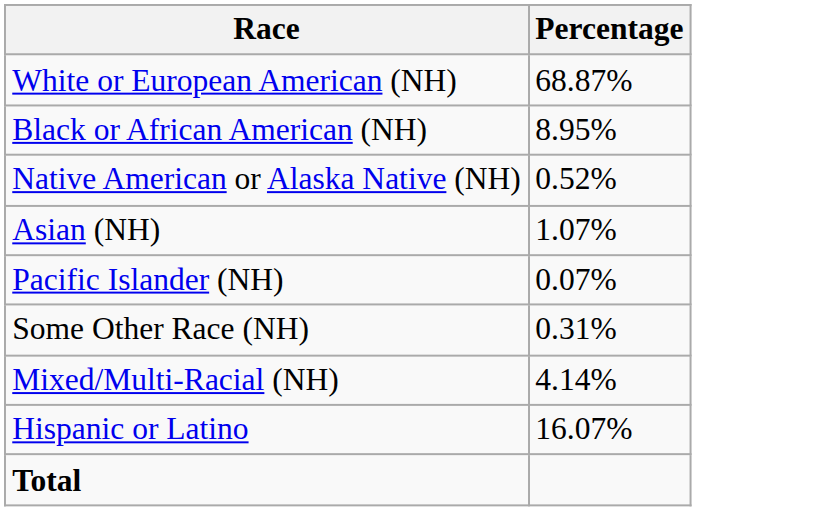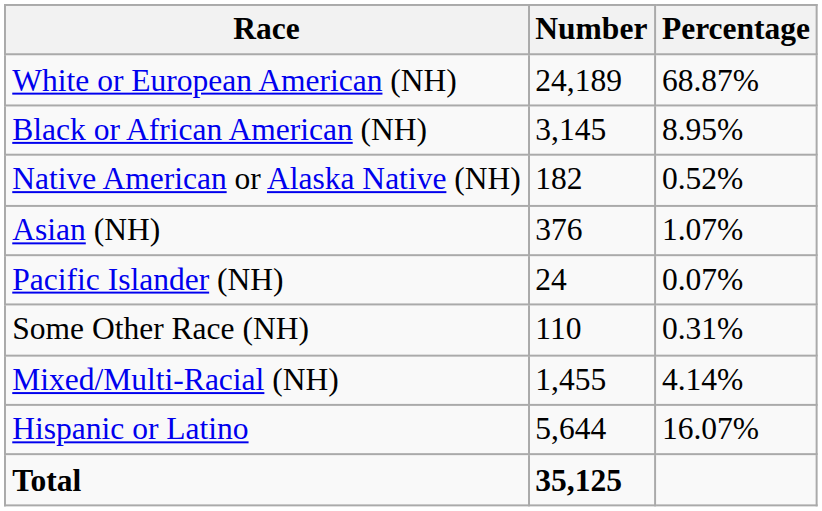+ column: (591, 29)
